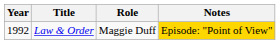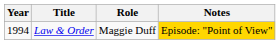(18, 30) 1992 -> (18, 30) 1994
